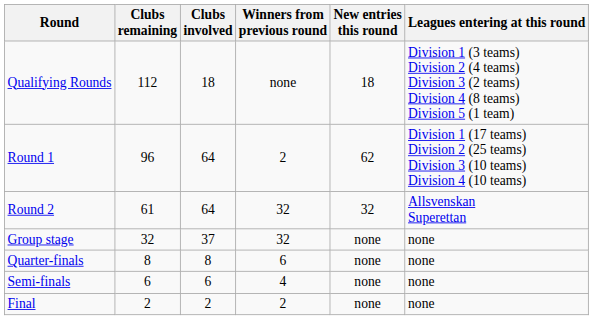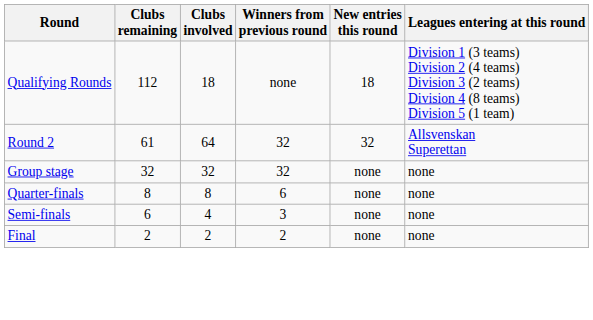- row: (31, 157)
(208, 239) 37 -> (208, 171) 32
(208, 282) 6 -> (208, 214) 4
(283, 282) 4 -> (283, 214) 3
